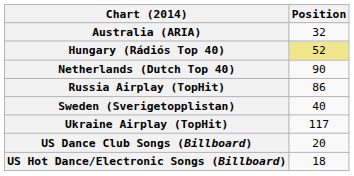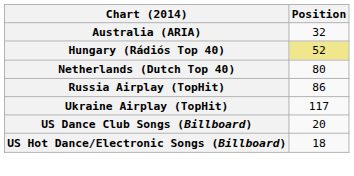(319, 69) 90 -> (319, 69) 80
- row: (147, 106)
